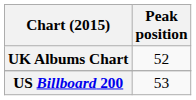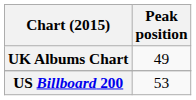(161, 58) 52 -> (161, 58) 49
